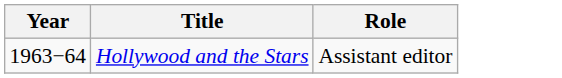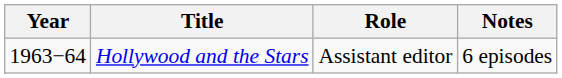+ column: (507, 21)
